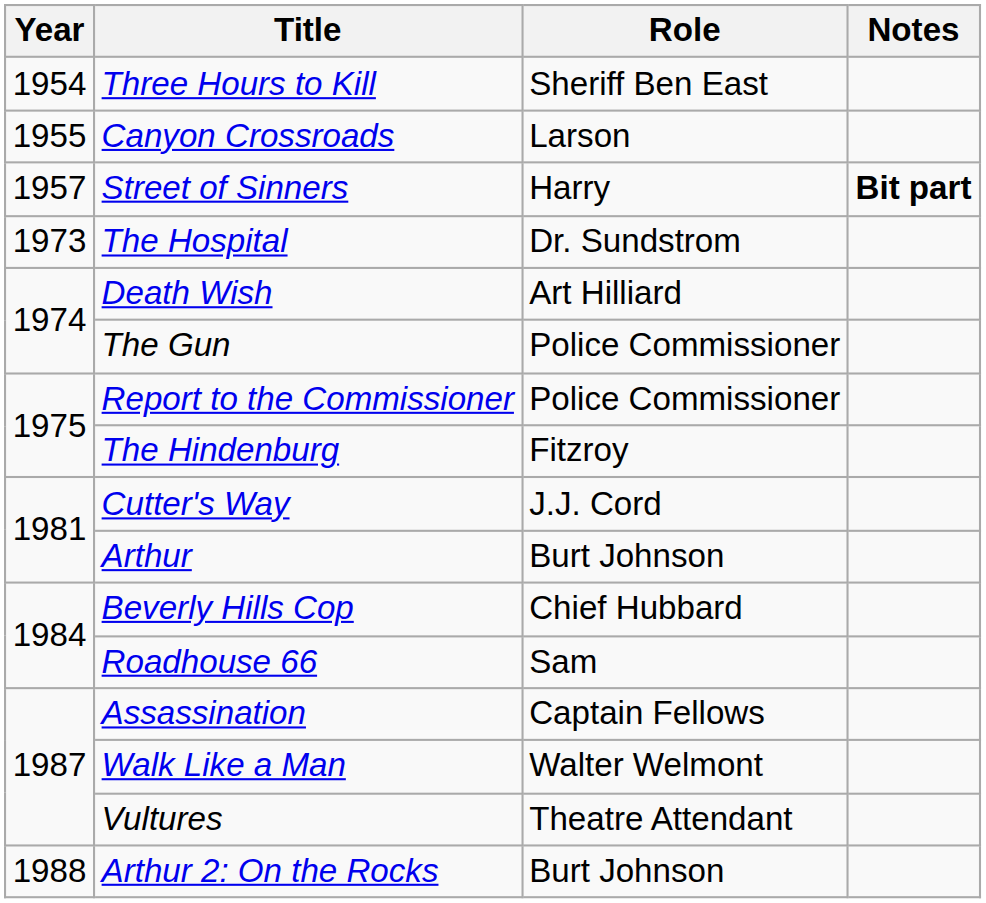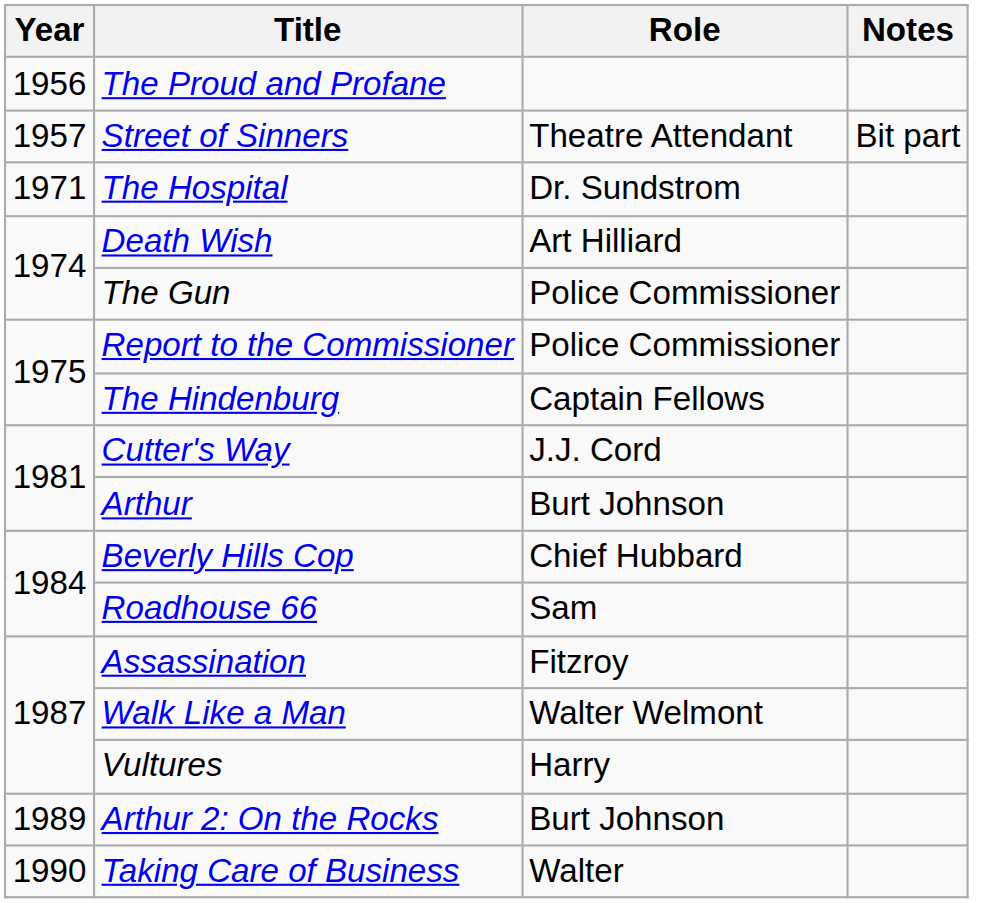- row: (239, 83)
- row: (248, 135)
+ row: (274, 83)
(570, 188) Harry -> (661, 135) Theatre Attendant
(913, 188) bold -> (908, 135) normal
(50, 240) 1973 -> (50, 188) 1971
(579, 450) Fitzroy -> (647, 398) Captain Fellows
(647, 713) Captain Fellows -> (579, 661) Fitzroy
(661, 818) Theatre Attendant -> (570, 766) Harry
(50, 871) 1988 -> (50, 818) 1989
+ row: (281, 871)
